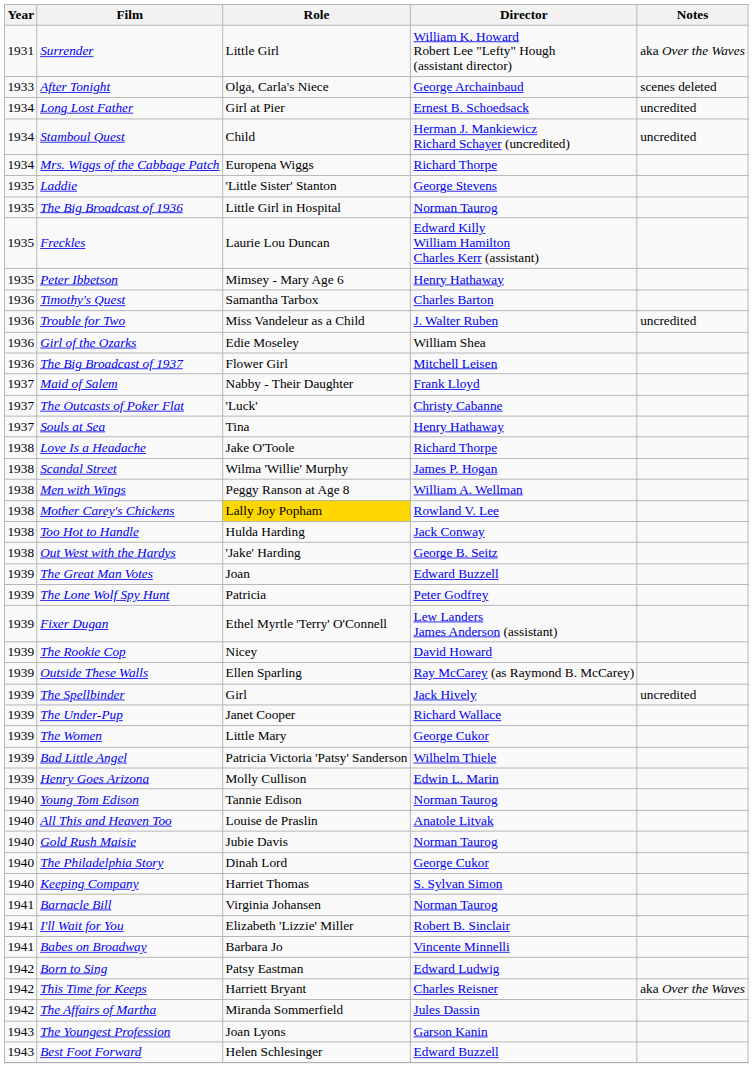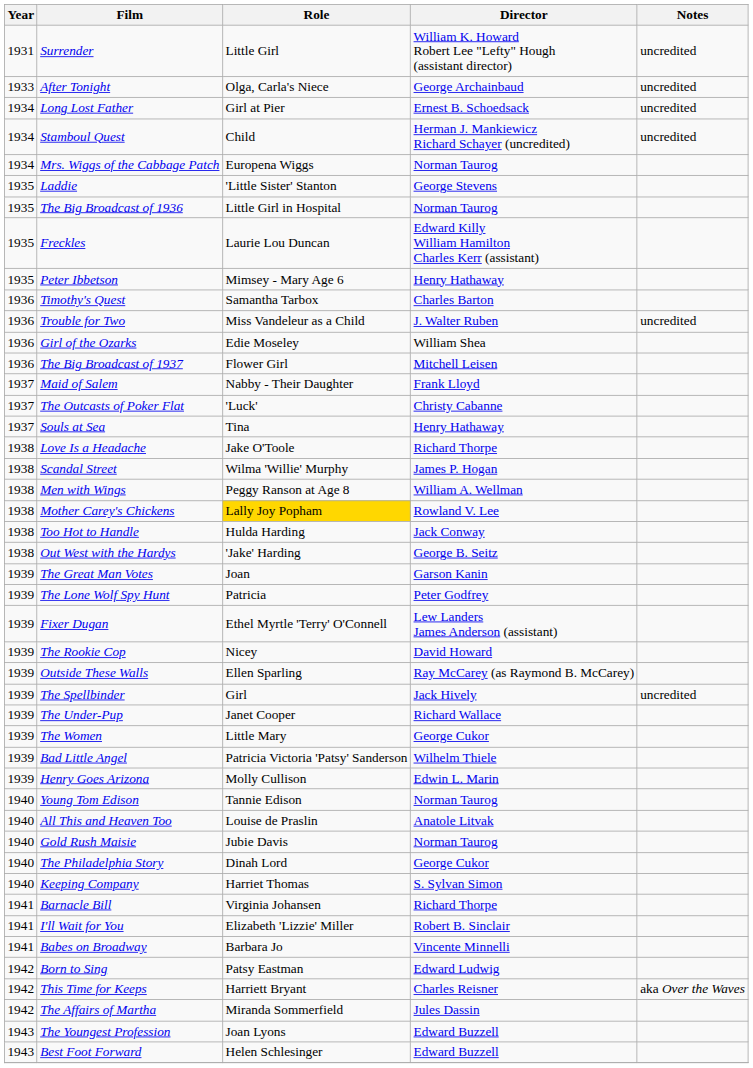(693, 51) aka Over the Waves -> (668, 51) uncredited
(678, 87) scenes deleted -> (668, 87) uncredited
(455, 165) Richard Thorpe -> (456, 165) Norman Taurog
(456, 574) Edward Buzzell -> (451, 574) Garson Kanin
(456, 904) Norman Taurog -> (455, 904) Richard Thorpe
(451, 1031) Garson Kanin -> (456, 1031) Edward Buzzell
